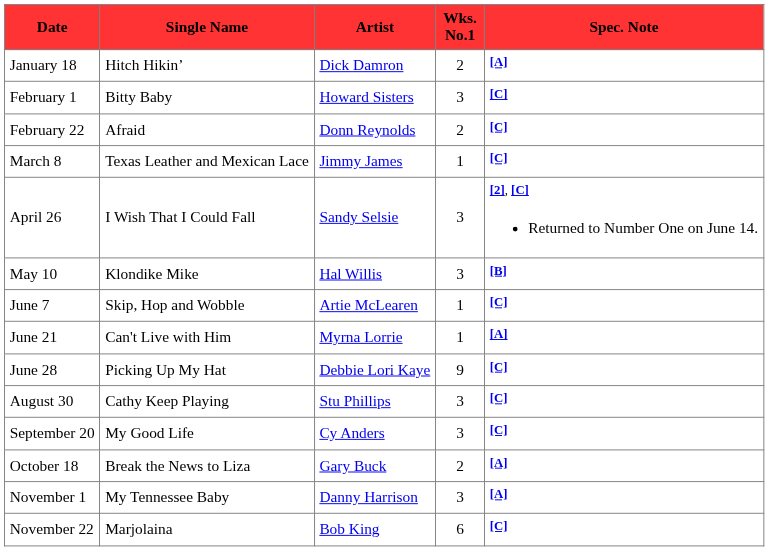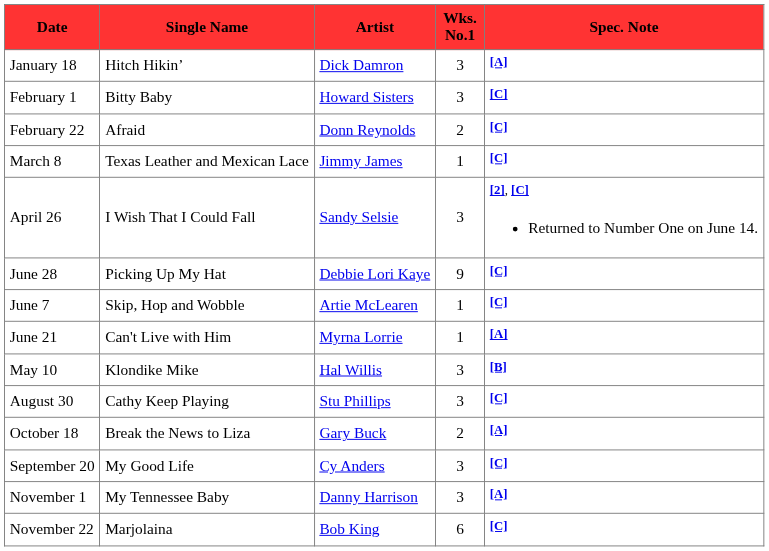(460, 65) 2 -> (460, 65) 3
rows swapped: (33, 273) <-> (33, 369)
rows swapped: (52, 433) <-> (44, 465)
